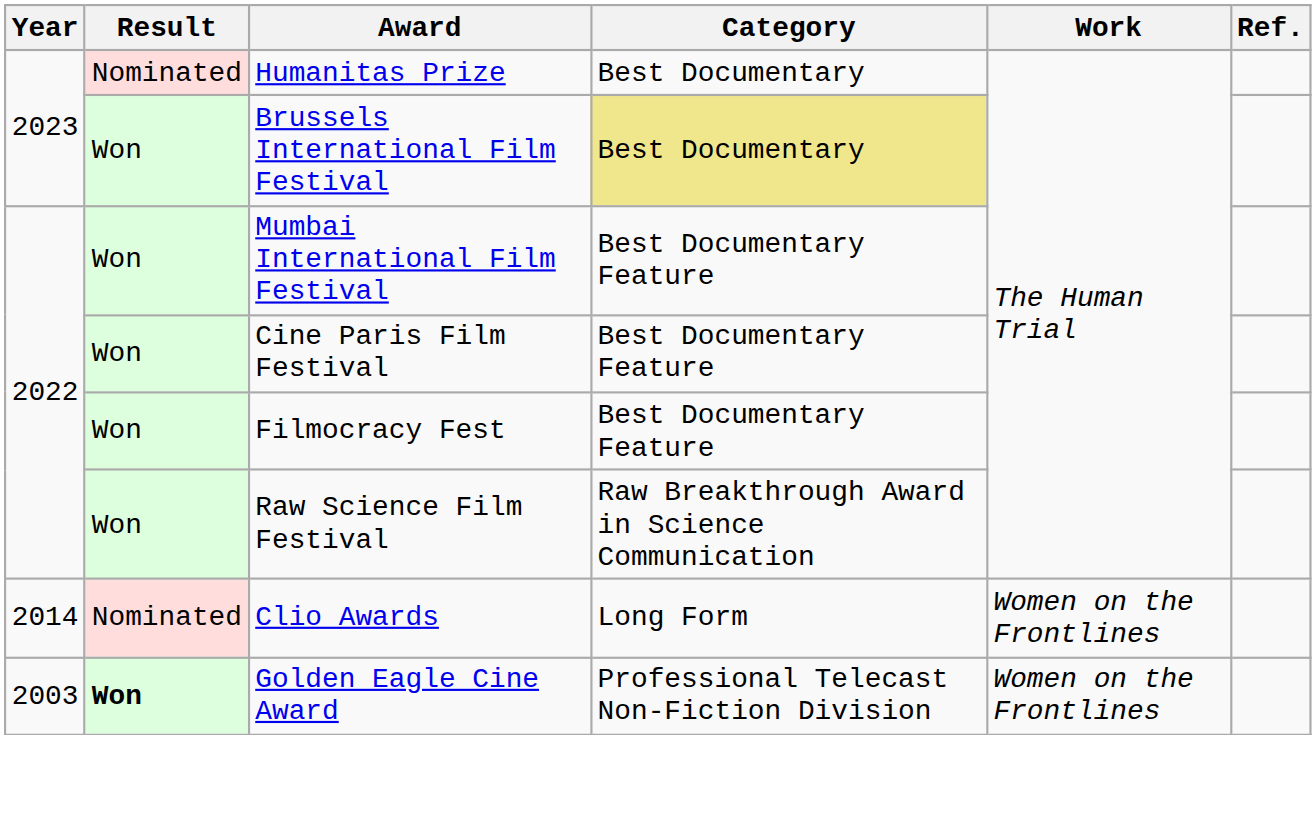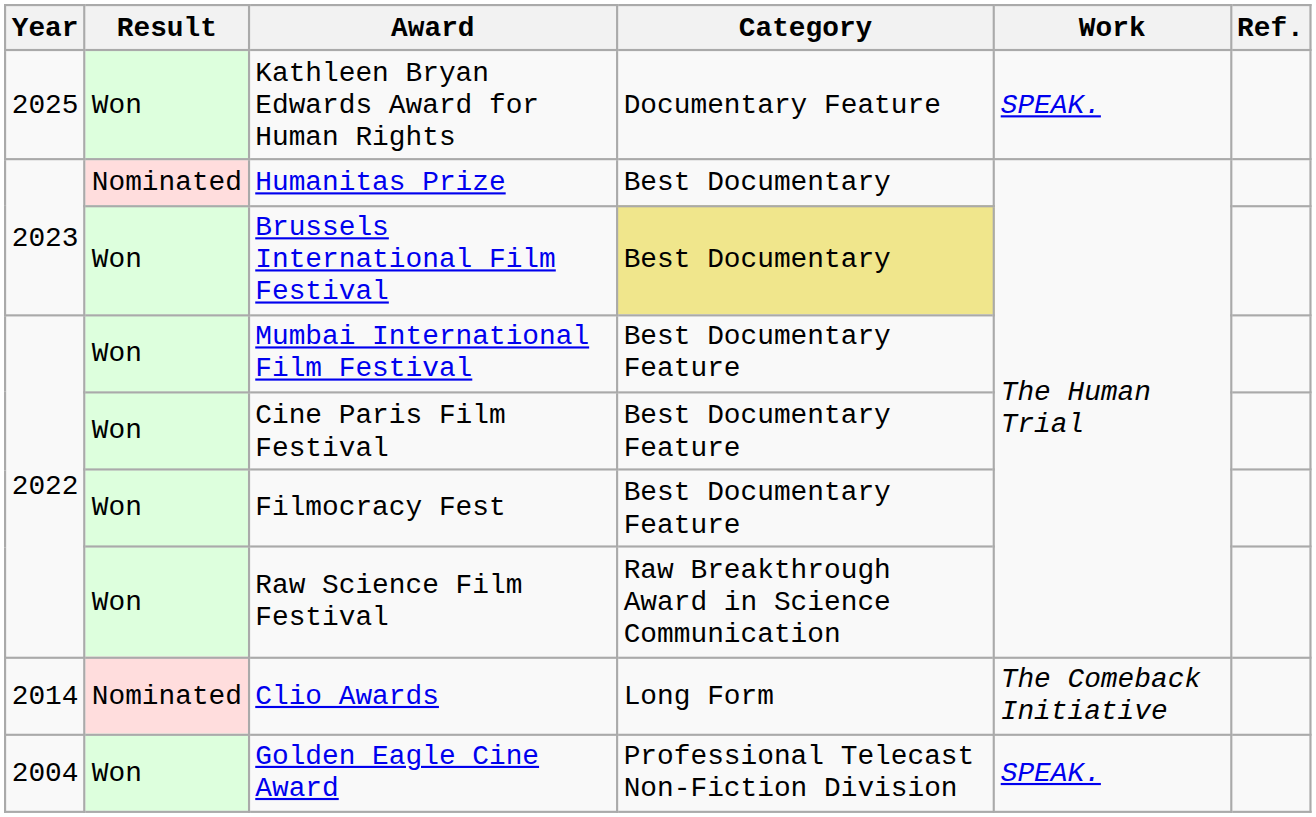+ row: (397, 105)
(1094, 618) Women on the Frontlines -> (1101, 695) The Comeback Initiative
(45, 695) 2003 -> (45, 773) 2004
(117, 695) bold -> (117, 773) normal
(1094, 695) Women on the Frontlines -> (1051, 773) SPEAK.
